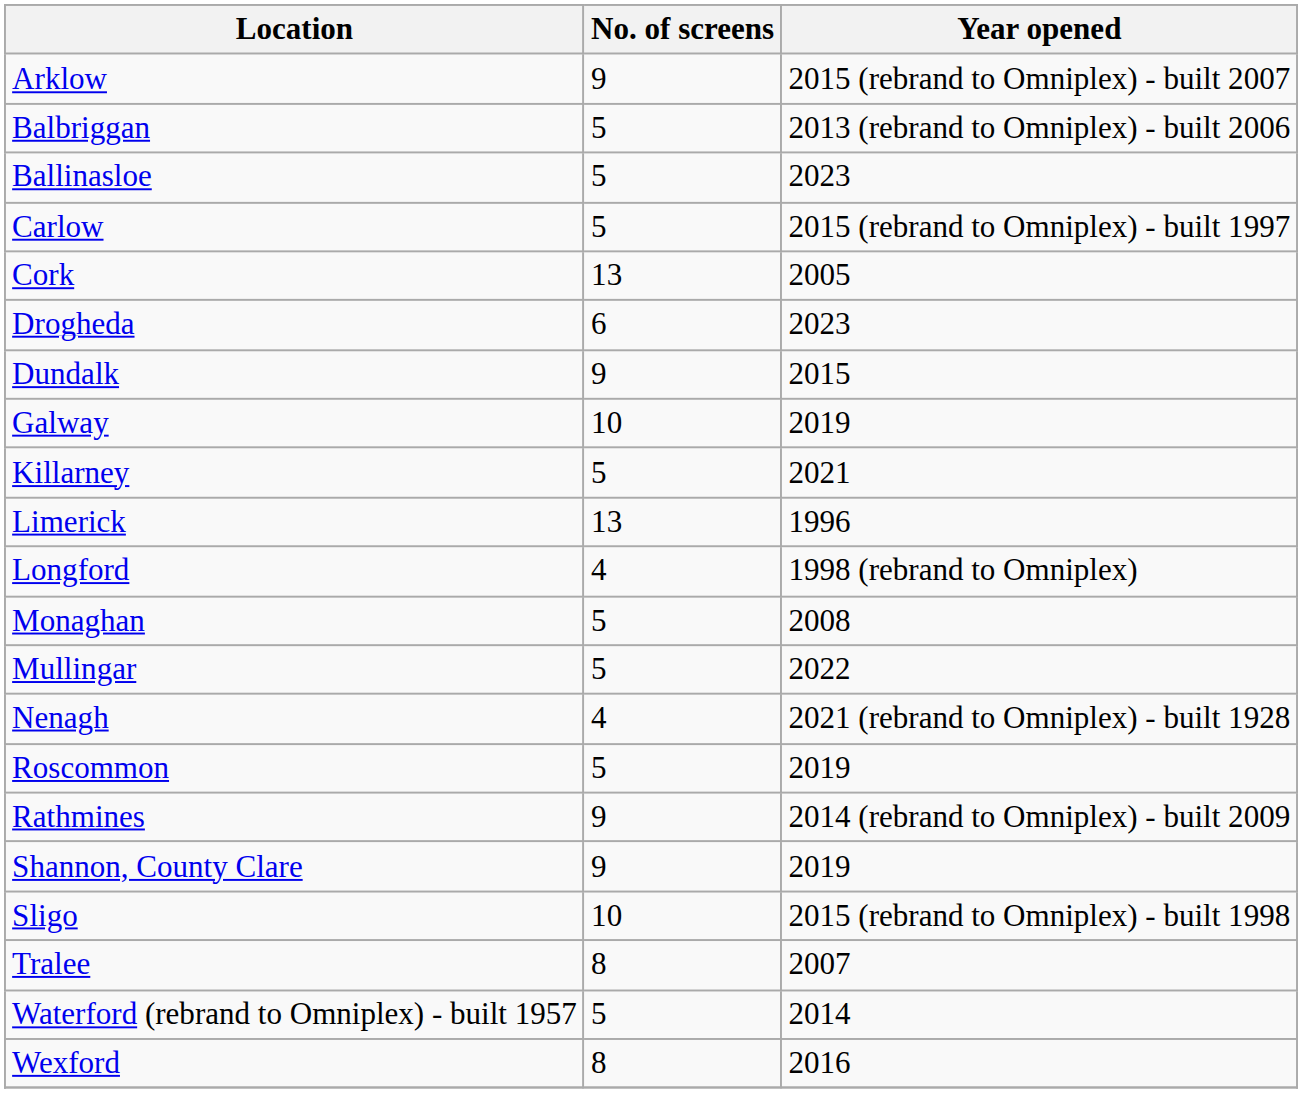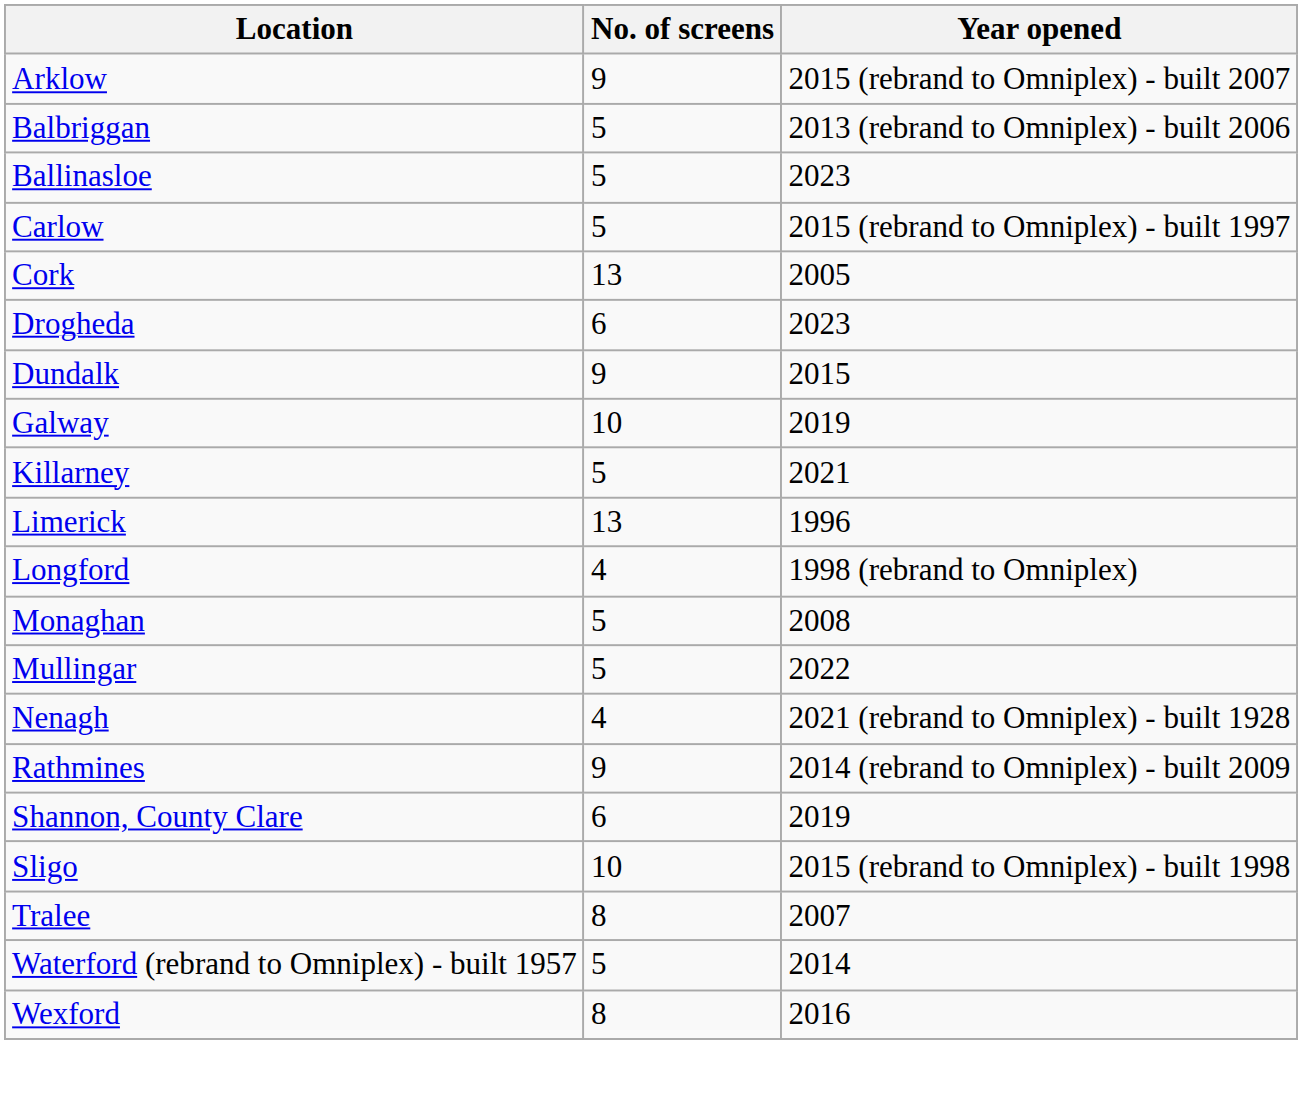- row: (91, 767)
(599, 865) 9 -> (599, 816) 6
